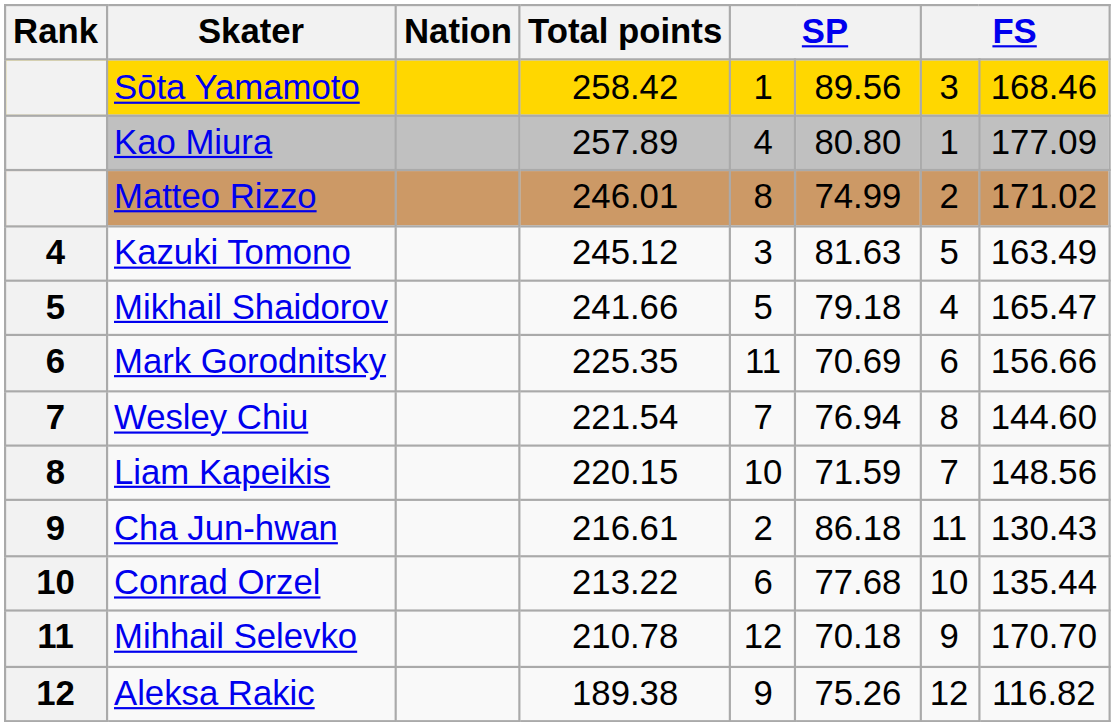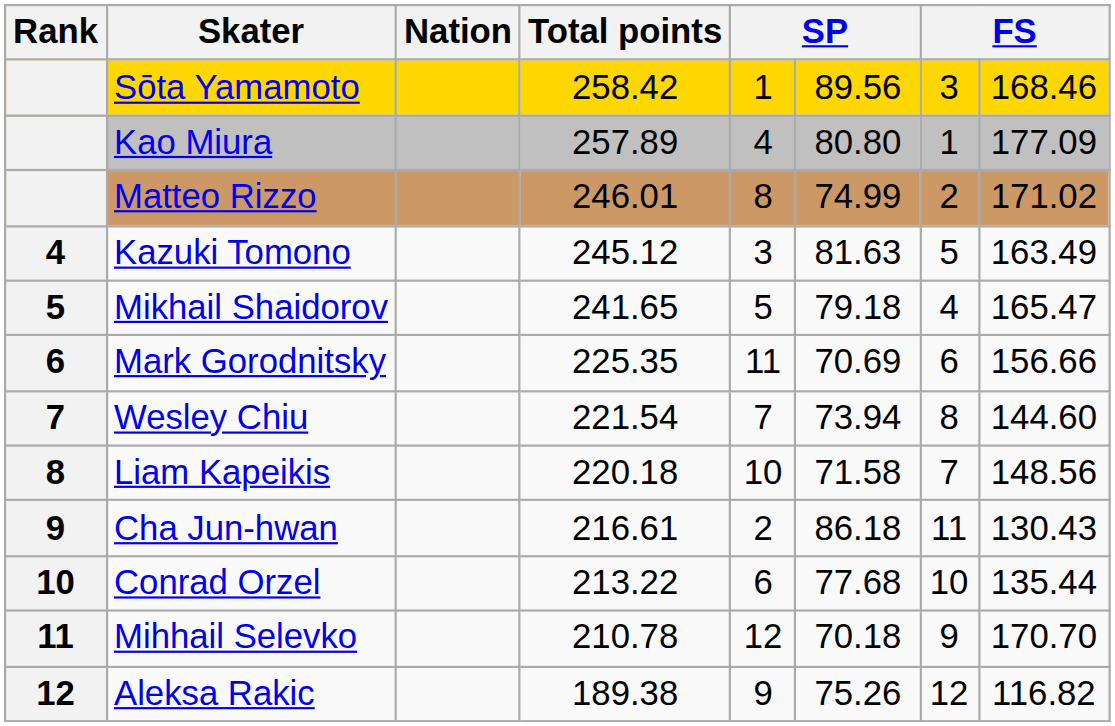(625, 307) 241.66 -> (625, 307) 241.65
(858, 417) 76.94 -> (858, 417) 73.94
(625, 472) 220.15 -> (625, 472) 220.18
(858, 472) 71.59 -> (858, 472) 71.58
